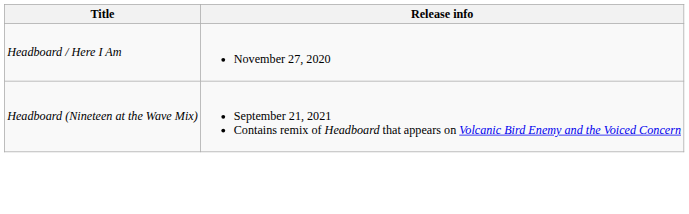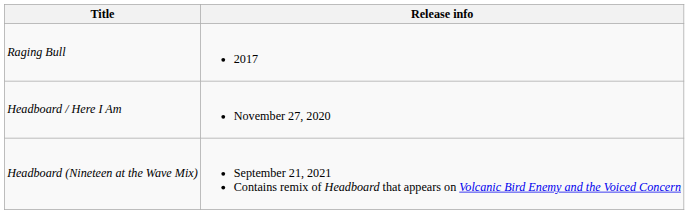+ row: (36, 52)
